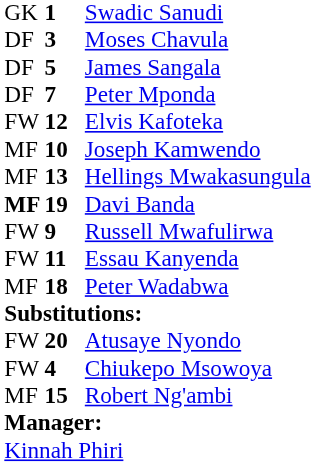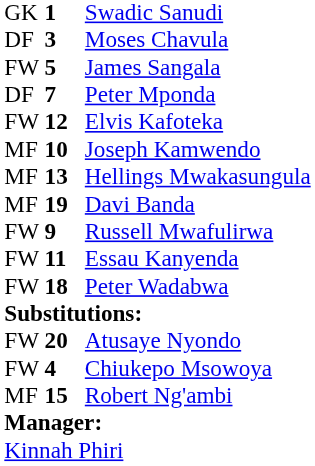(19, 67) DF -> (22, 67) FW
(22, 203) bold -> (21, 203) normal
(21, 286) MF -> (22, 286) FW
